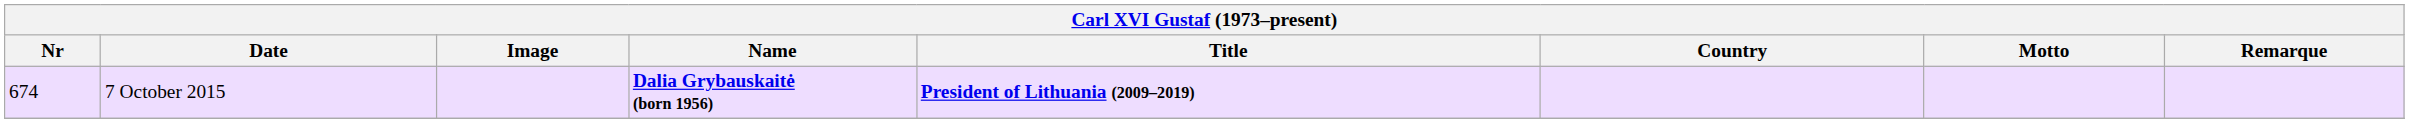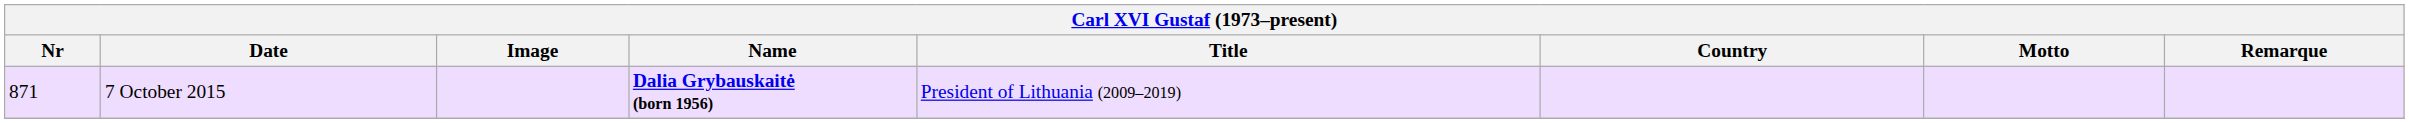(24, 92) 674 -> (24, 92) 871
(1058, 92) bold -> (1051, 92) normal
